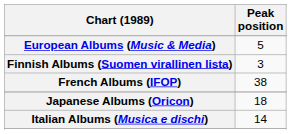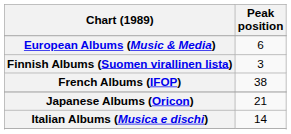(261, 45) 5 -> (261, 45) 6
(261, 100) 18 -> (261, 100) 21
